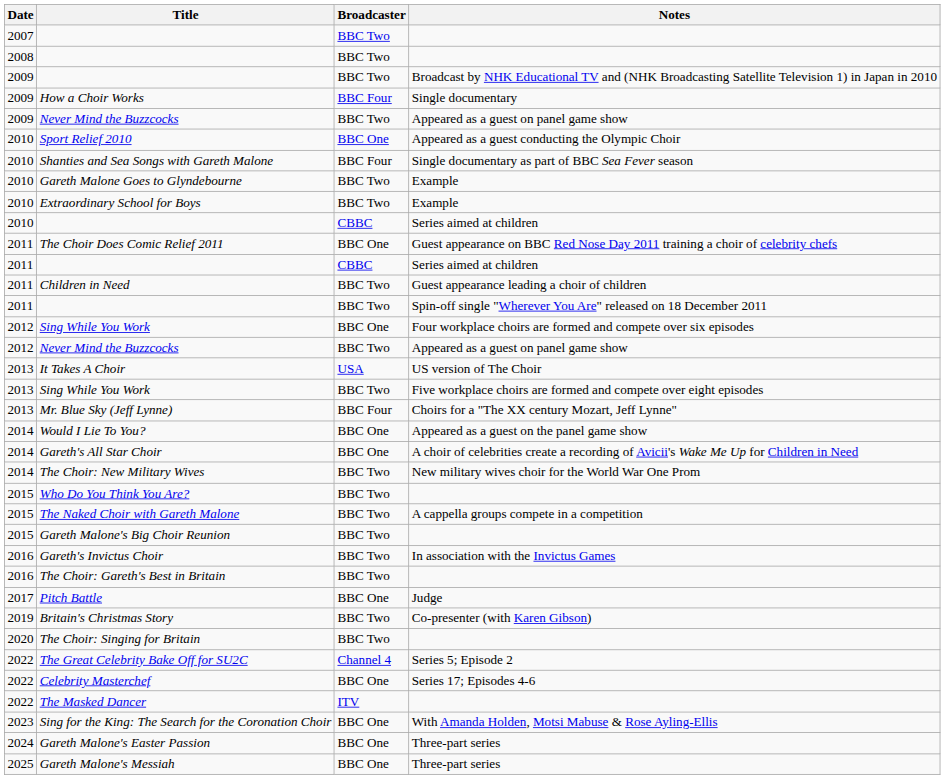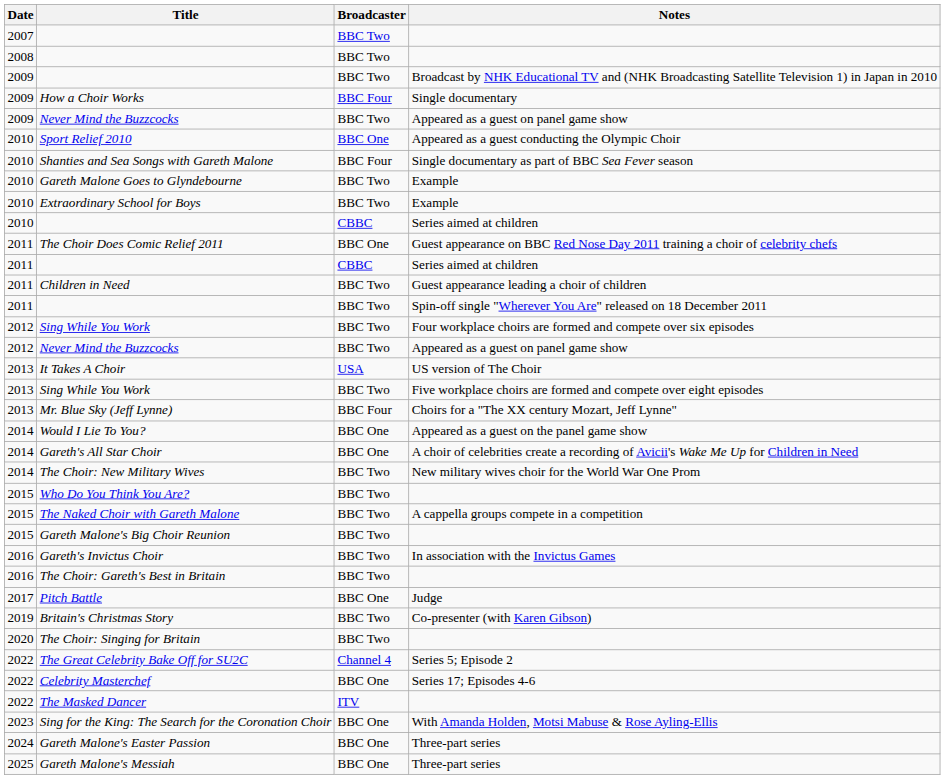(363, 327) BBC One -> (364, 327) BBC Two
